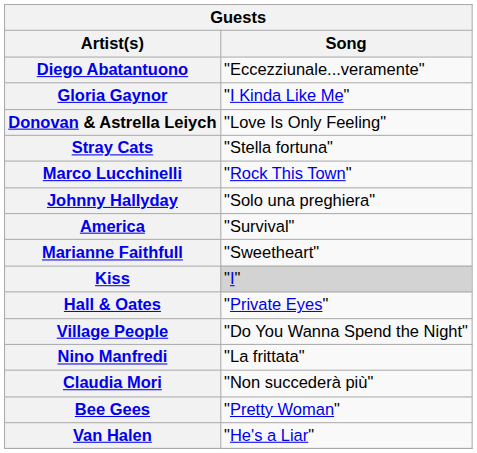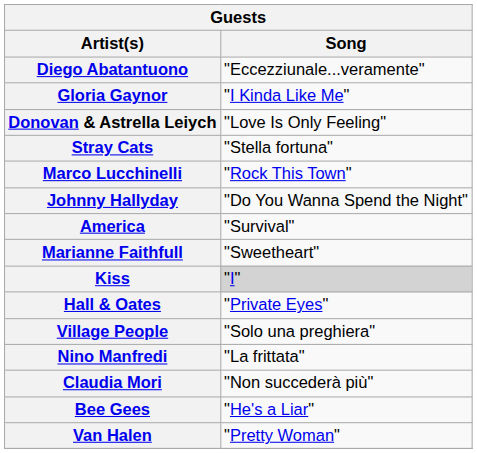(300, 200) "Solo una preghiera" -> (346, 200) "Do You Wanna Spend the Night"
(346, 331) "Do You Wanna Spend the Night" -> (300, 331) "Solo una preghiera"
(282, 409) "Pretty Woman" -> (269, 409) "He's a Liar"
(269, 435) "He's a Liar" -> (282, 435) "Pretty Woman"
